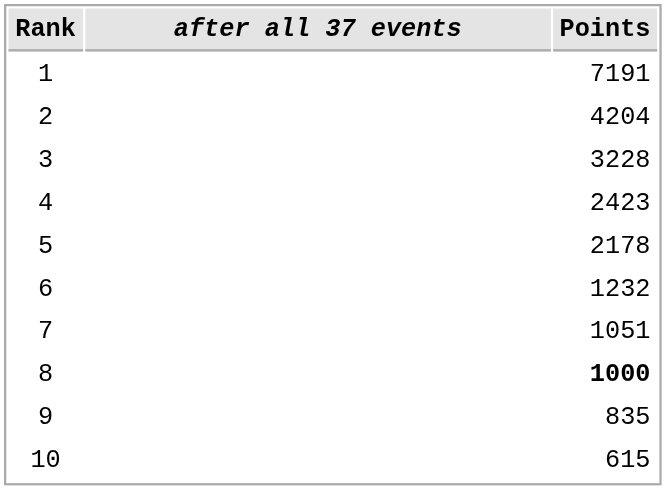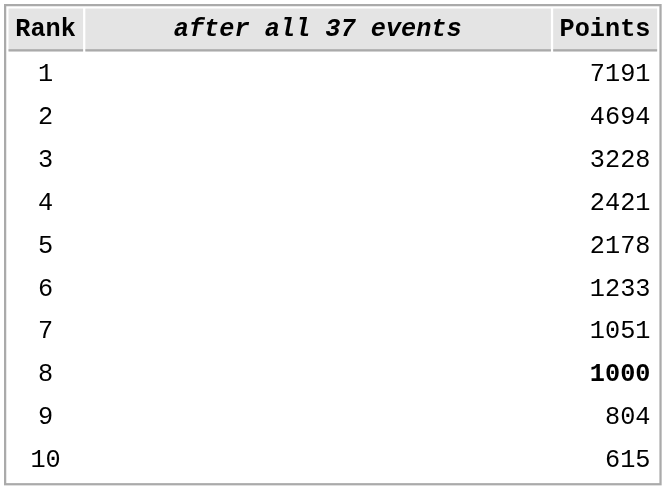(620, 117) 4204 -> (620, 117) 4694
(620, 203) 2423 -> (620, 203) 2421
(620, 289) 1232 -> (620, 289) 1233
(628, 418) 835 -> (628, 418) 804
